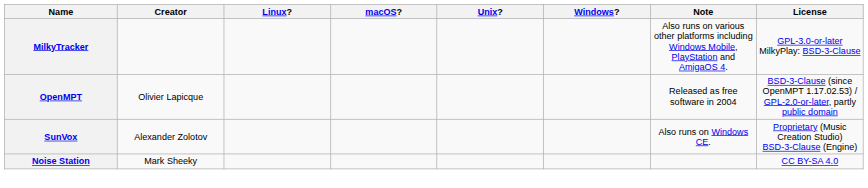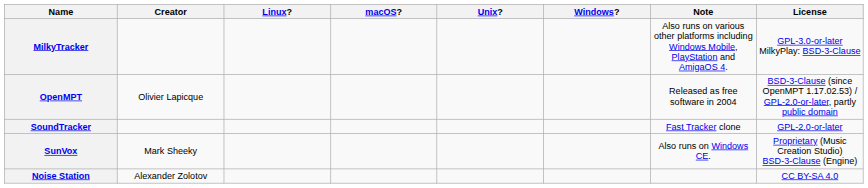+ row: (61, 127)
(171, 137) Alexander Zolotov -> (171, 151) Mark Sheeky
(171, 162) Mark Sheeky -> (171, 176) Alexander Zolotov
